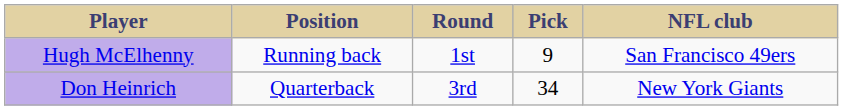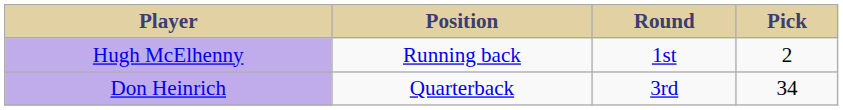- column: (710, 21)
(548, 54) 9 -> (787, 54) 2
